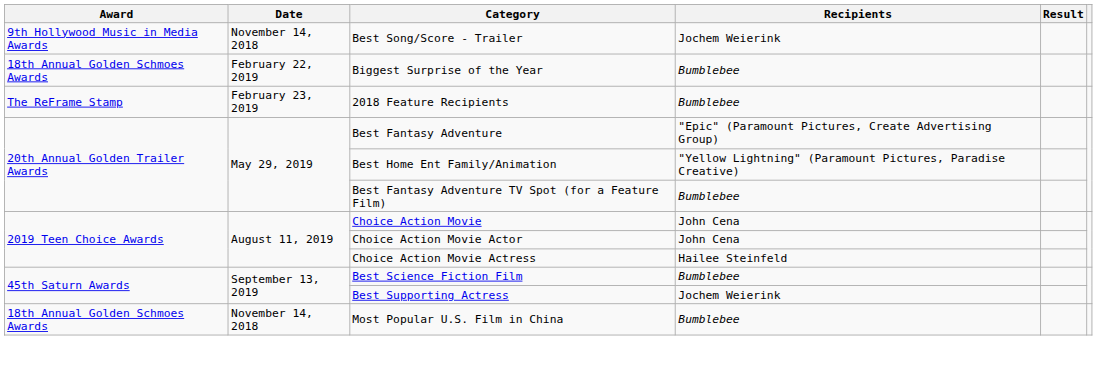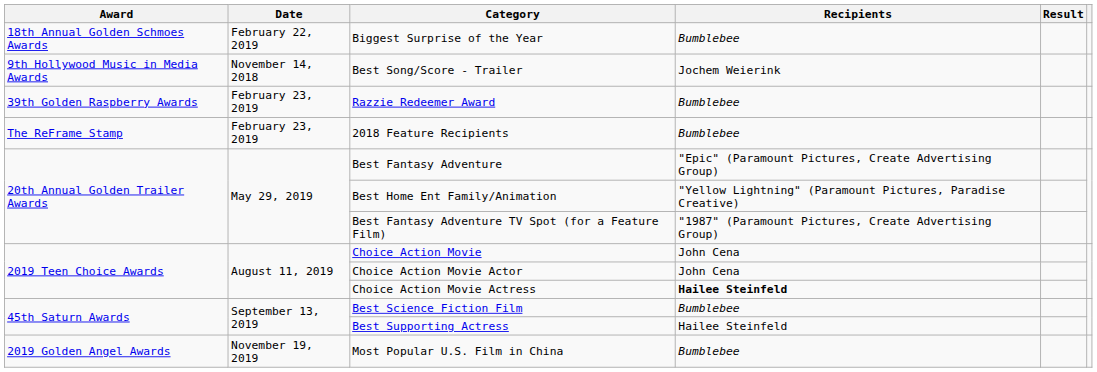rows swapped: (437, 39) <-> (448, 70)
+ row: (424, 102)
(709, 196) Bumblebee -> (835, 228) "1987" (Paramount Pictures, Create Advertising Group)
(733, 258) normal -> (733, 289) bold
(729, 295) Jochem Weierink -> (733, 326) Hailee Steinfeld
(96, 320) 18th Annual Golden Schmoes Awards -> (89, 351) 2019 Golden Angel Awards
(272, 320) November 14, 2018 -> (272, 351) November 19, 2019
